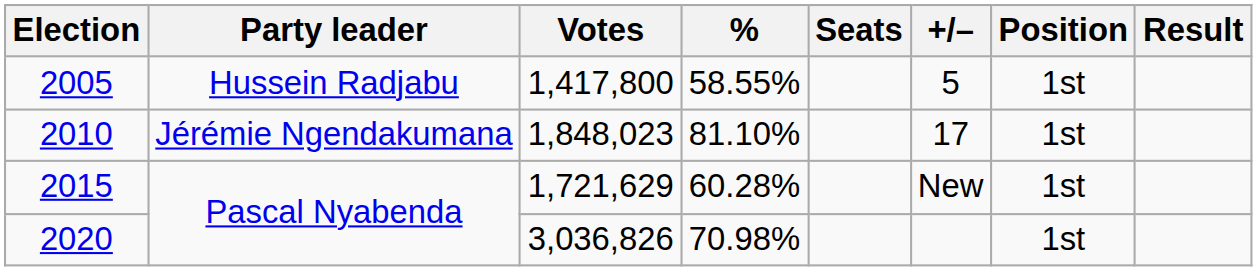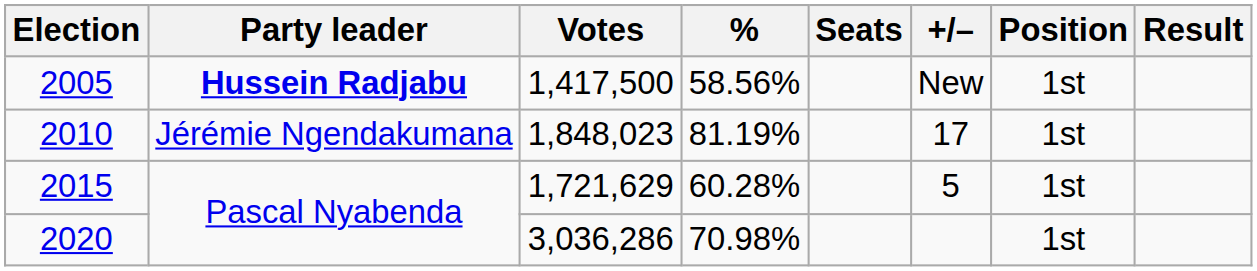(334, 82) normal -> (334, 82) bold
(601, 82) 1,417,800 -> (601, 82) 1,417,500
(744, 82) 58.55% -> (744, 82) 58.56%
(951, 82) 5 -> (951, 82) New
(744, 134) 81.10% -> (744, 134) 81.19%
(951, 186) New -> (951, 186) 5
(601, 238) 3,036,826 -> (601, 238) 3,036,286
